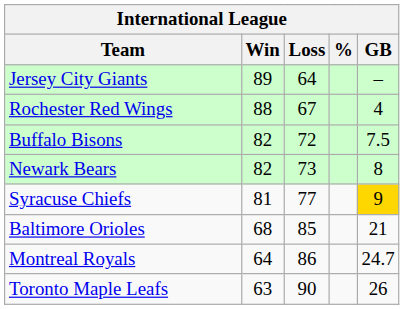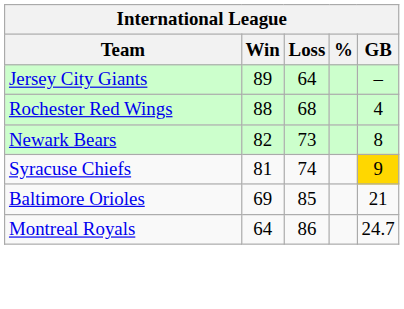(307, 109) 67 -> (307, 109) 68
- row: (66, 139)
(307, 199) 77 -> (307, 169) 74
(263, 229) 68 -> (263, 199) 69
- row: (88, 288)
